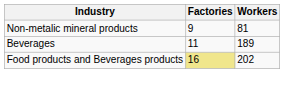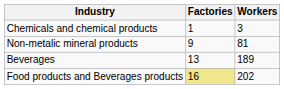+ row: (82, 28)
(193, 44) 11 -> (193, 60) 13
